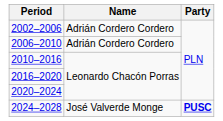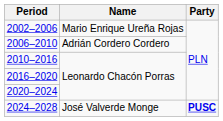(120, 28) Adrián Cordero Cordero -> (123, 28) Mario Enrique Ureña Rojas
